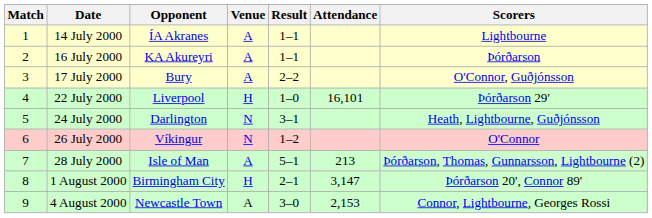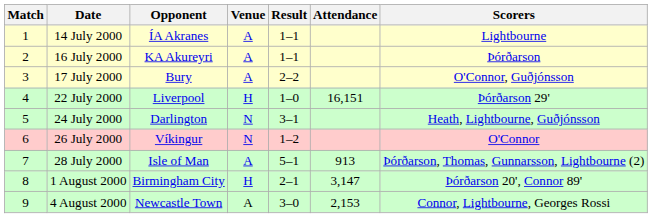(345, 98) 16,101 -> (345, 98) 16,151
(345, 160) 213 -> (345, 160) 913
